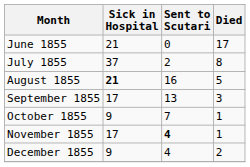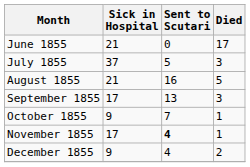(167, 62) 2 -> (167, 62) 5
(219, 62) 8 -> (219, 62) 3
(112, 80) bold -> (112, 80) normal
